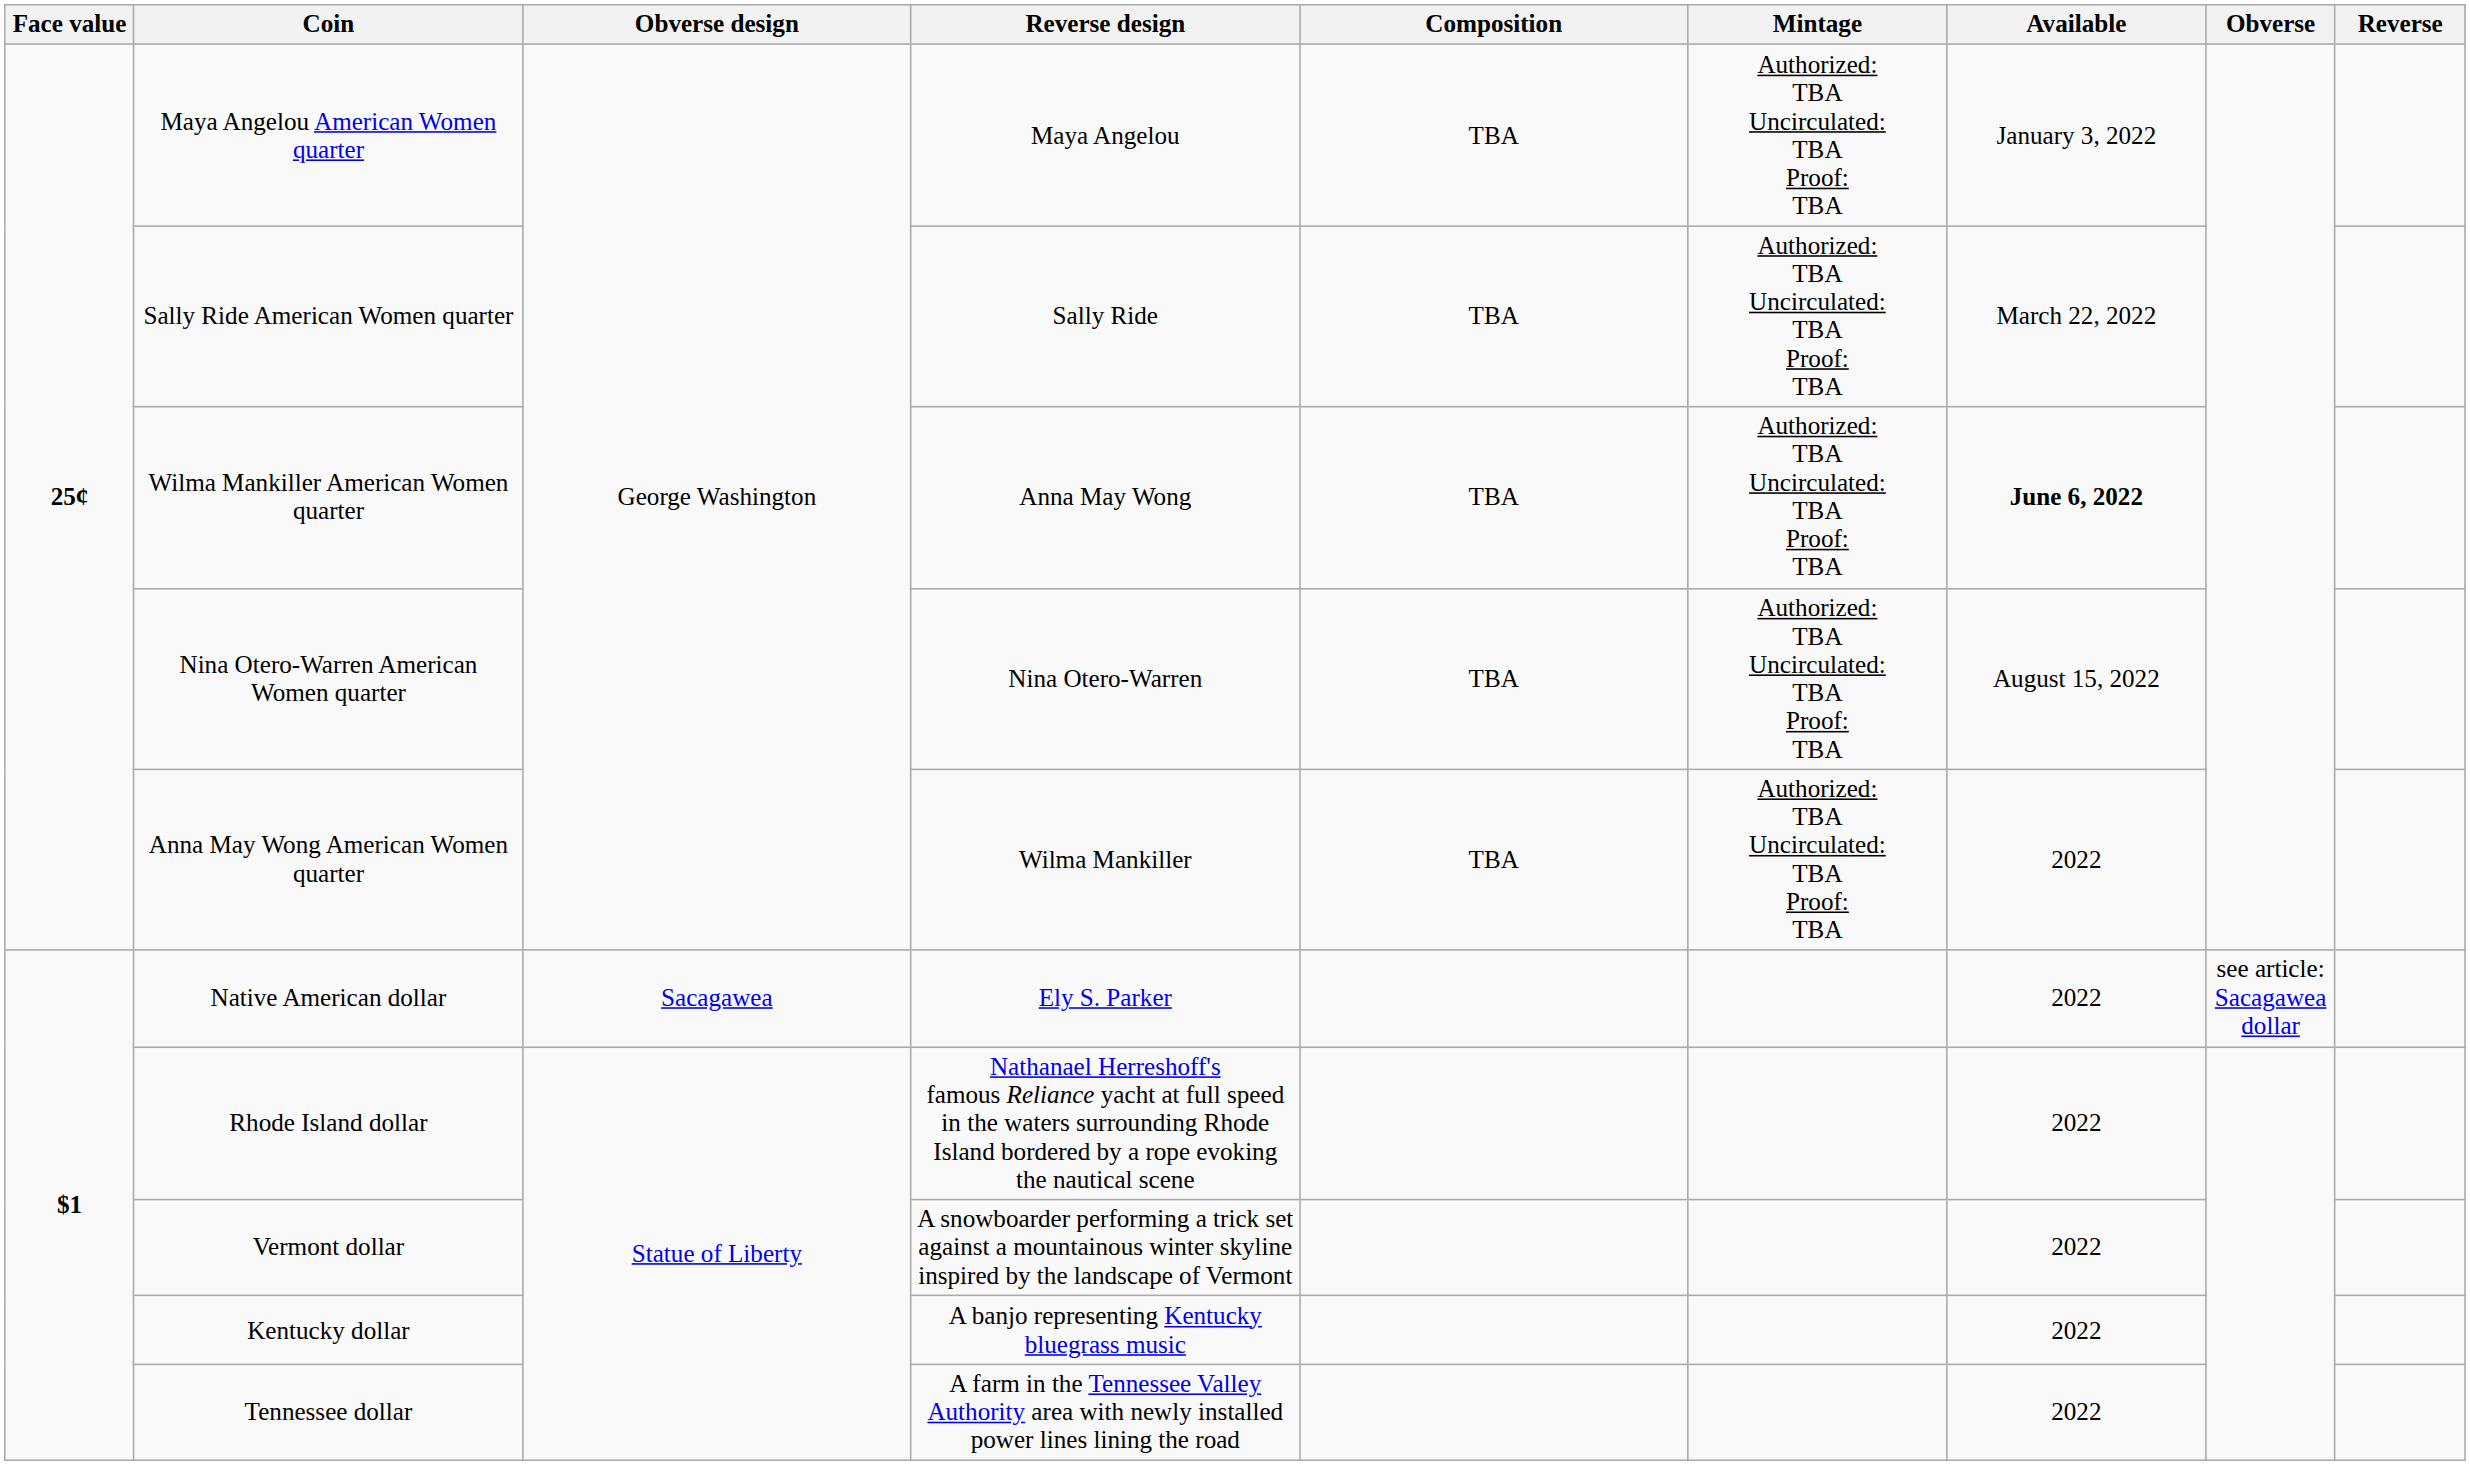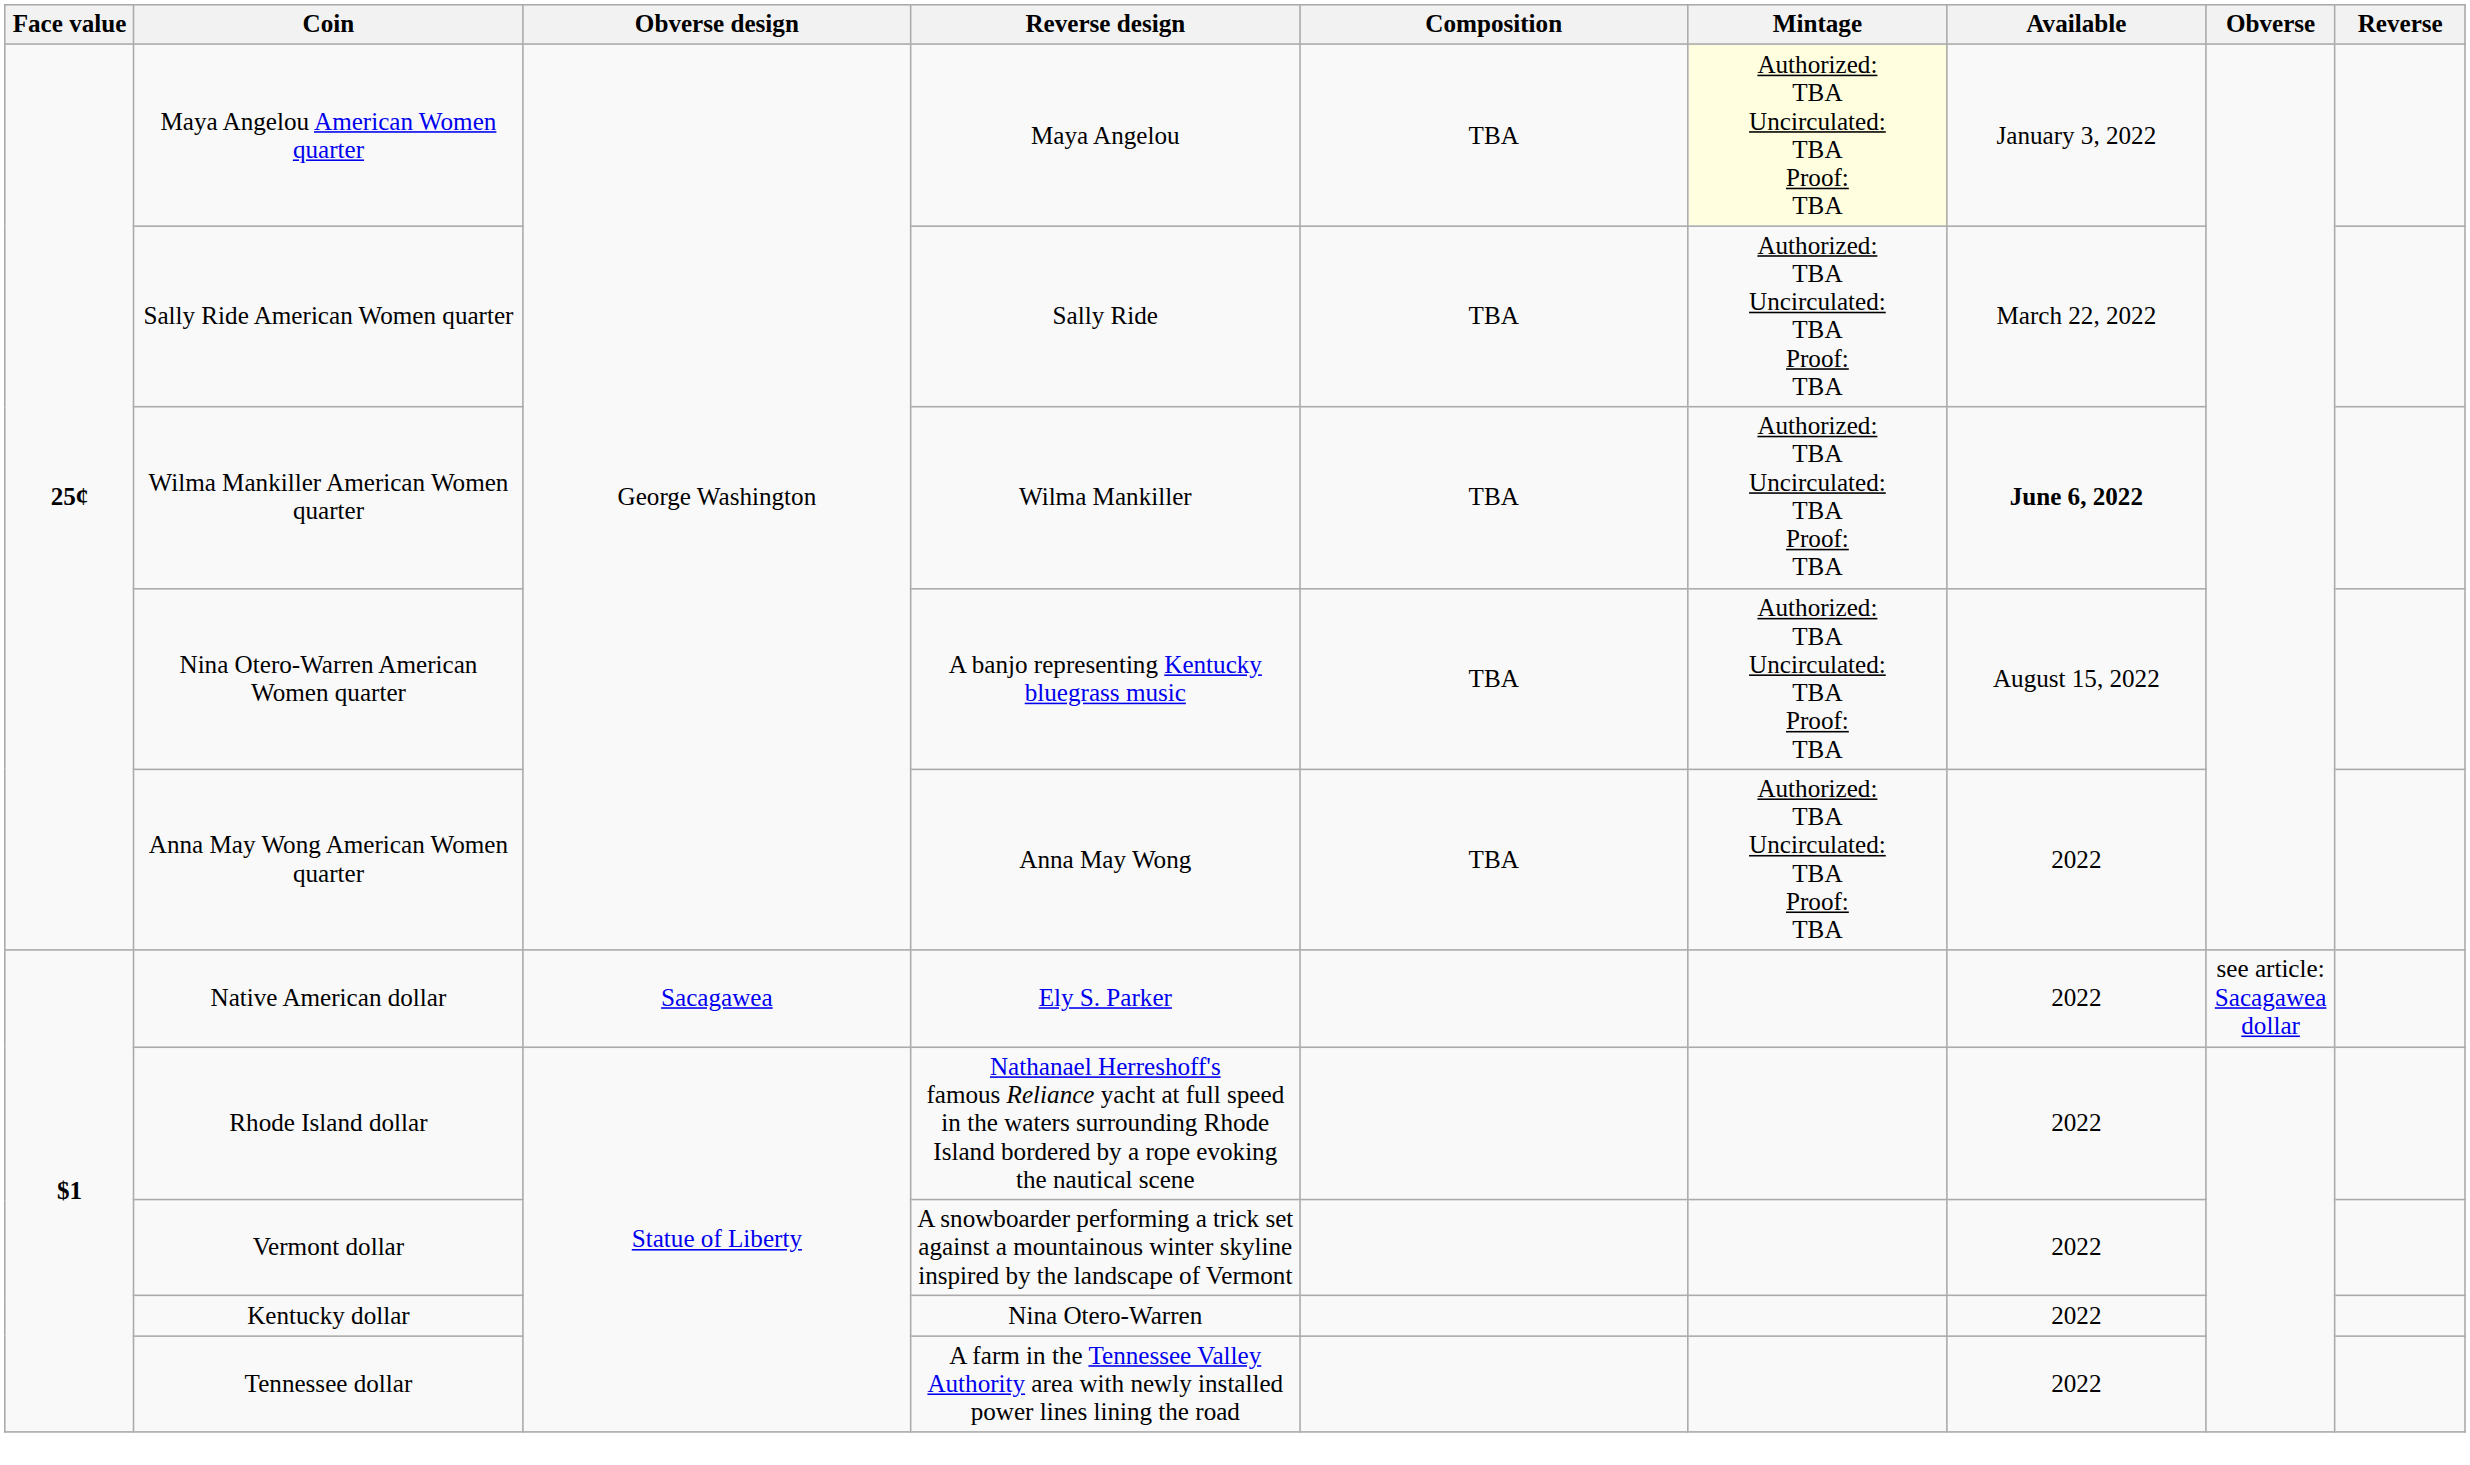(1817, 134) no background -> (1817, 134) lightyellow background
(1105, 497) Anna May Wong -> (1105, 497) Wilma Mankiller
(1105, 678) Nina Otero-Warren -> (1105, 678) A banjo representing Kentucky bluegrass music
(1105, 859) Wilma Mankiller -> (1105, 859) Anna May Wong
(1105, 1329) A banjo representing Kentucky bluegrass music -> (1105, 1315) Nina Otero-Warren
